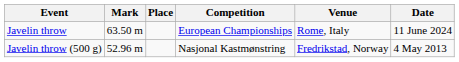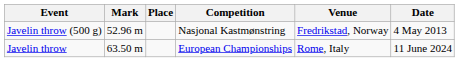rows swapped: (37, 30) <-> (54, 48)
